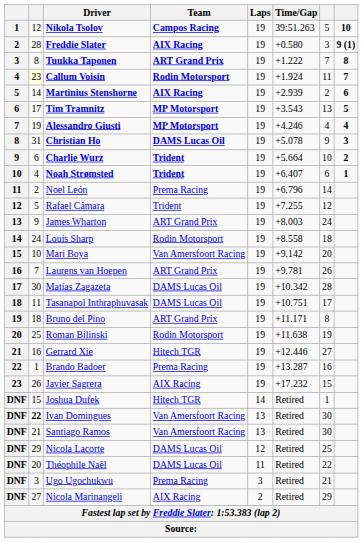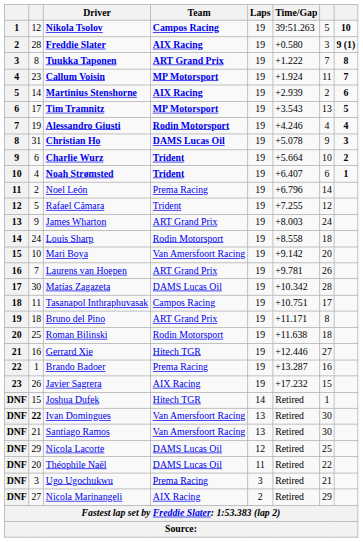(36, 76) lightyellow background -> (36, 76) no background
(191, 76) Rodin Motorsport -> (186, 76) MP Motorsport
(186, 125) MP Motorsport -> (191, 125) Rodin Motorsport
(187, 302) DAMS Lucas Oil -> (184, 302) Campos Racing
(327, 335) 19 -> (327, 335) 18
